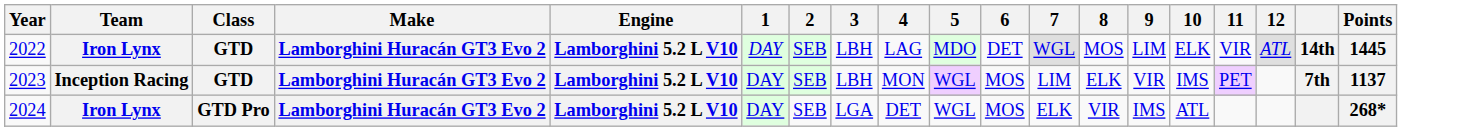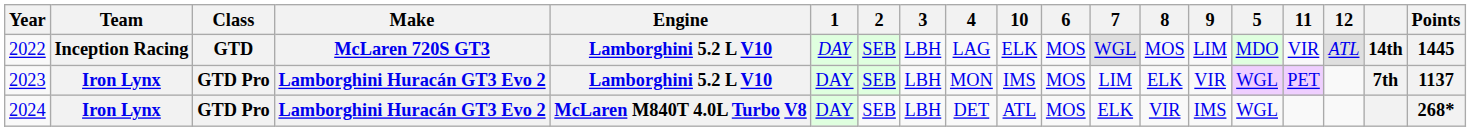columns swapped: (955, 19) <-> (1192, 19)
(121, 49) Iron Lynx -> (121, 49) Inception Racing
(412, 49) Lamborghini Huracán GT3 Evo 2 -> (412, 49) McLaren 720S GT3
(1005, 49) DET -> (1066, 49) MOS
(121, 79) Inception Racing -> (121, 79) Iron Lynx
(233, 79) GTD -> (233, 79) GTD Pro
(646, 110) Lamborghini 5.2 L V10 -> (681, 110) McLaren M840T 4.0L Turbo V8
(854, 110) LGA -> (923, 110) LBH
